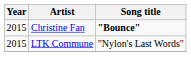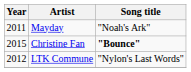+ row: (47, 28)
(17, 43) 2015 -> (17, 59) 2012
